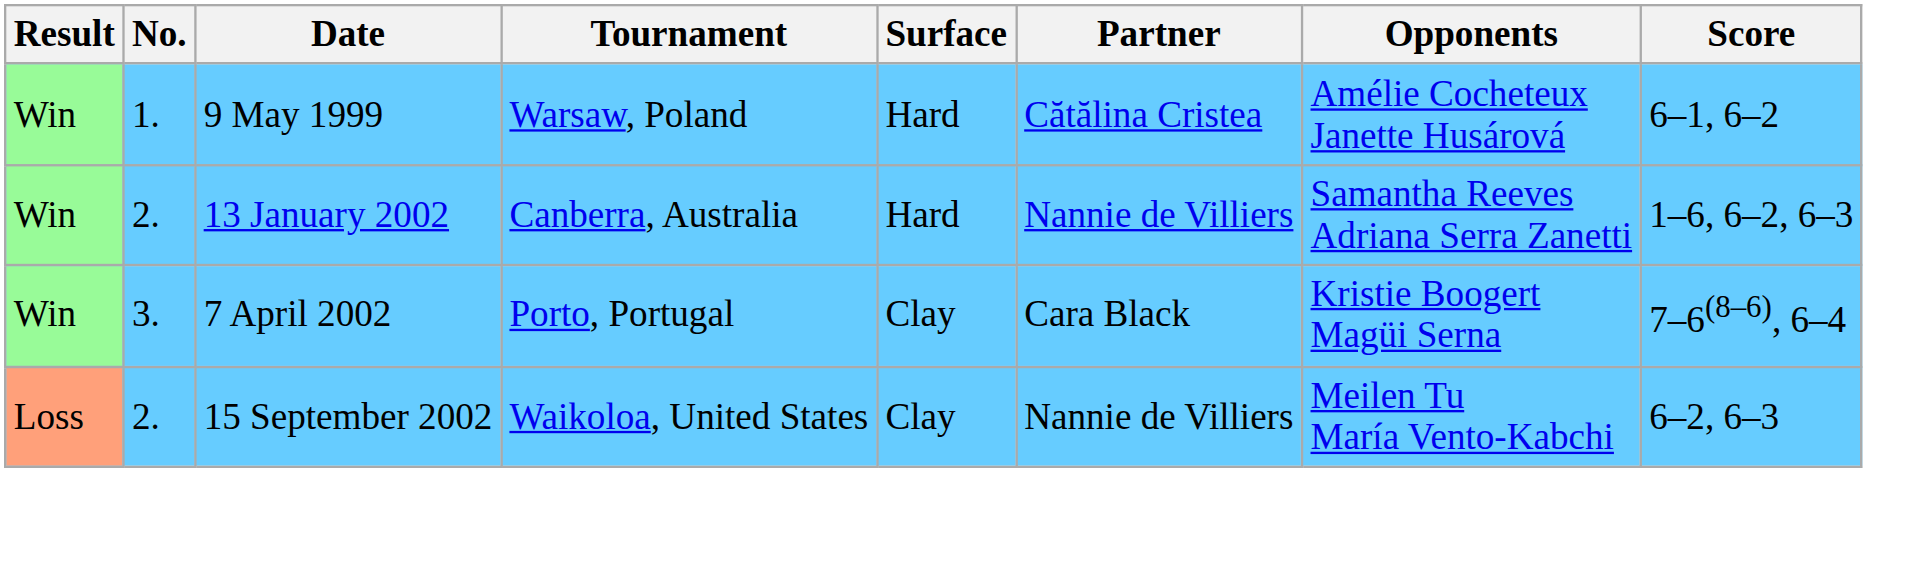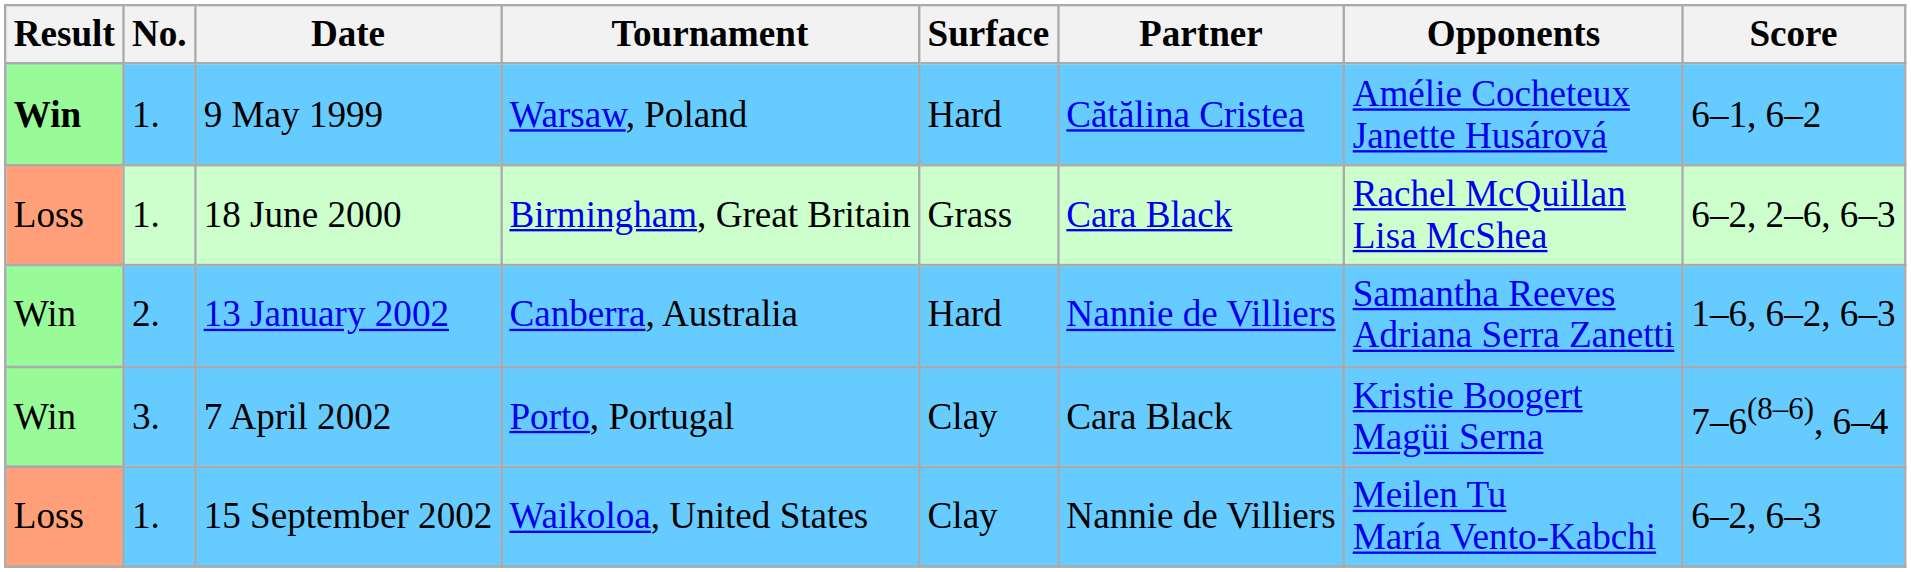(45, 113) normal -> (47, 113) bold
+ row: (303, 214)
(146, 415) 2. -> (146, 516) 1.
